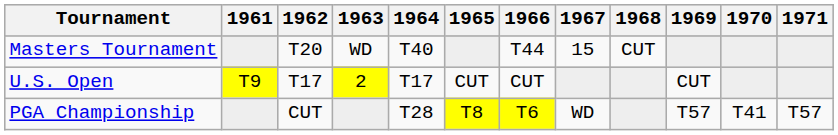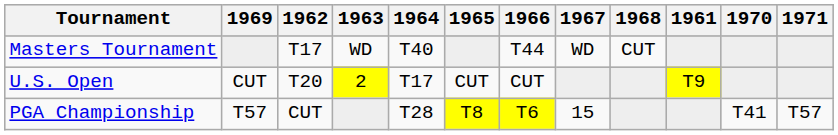columns swapped: (250, 21) <-> (694, 21)
(305, 52) T20 -> (305, 52) T17
(583, 52) 15 -> (583, 52) WD
(305, 83) T17 -> (305, 83) T20
(583, 114) WD -> (583, 114) 15
